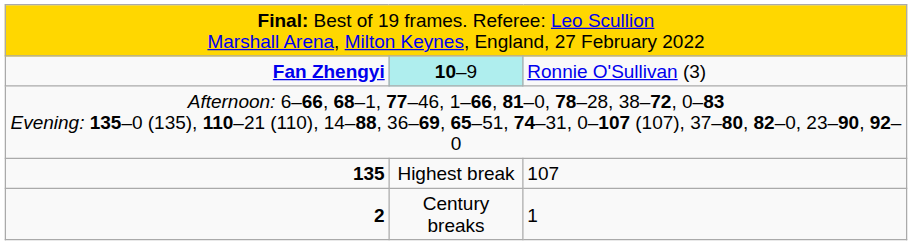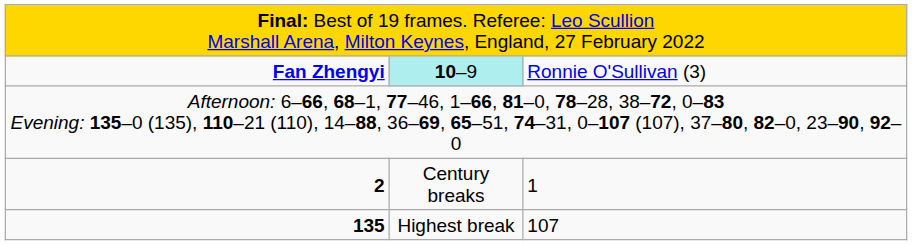rows swapped: (369, 174) <-> (379, 215)
